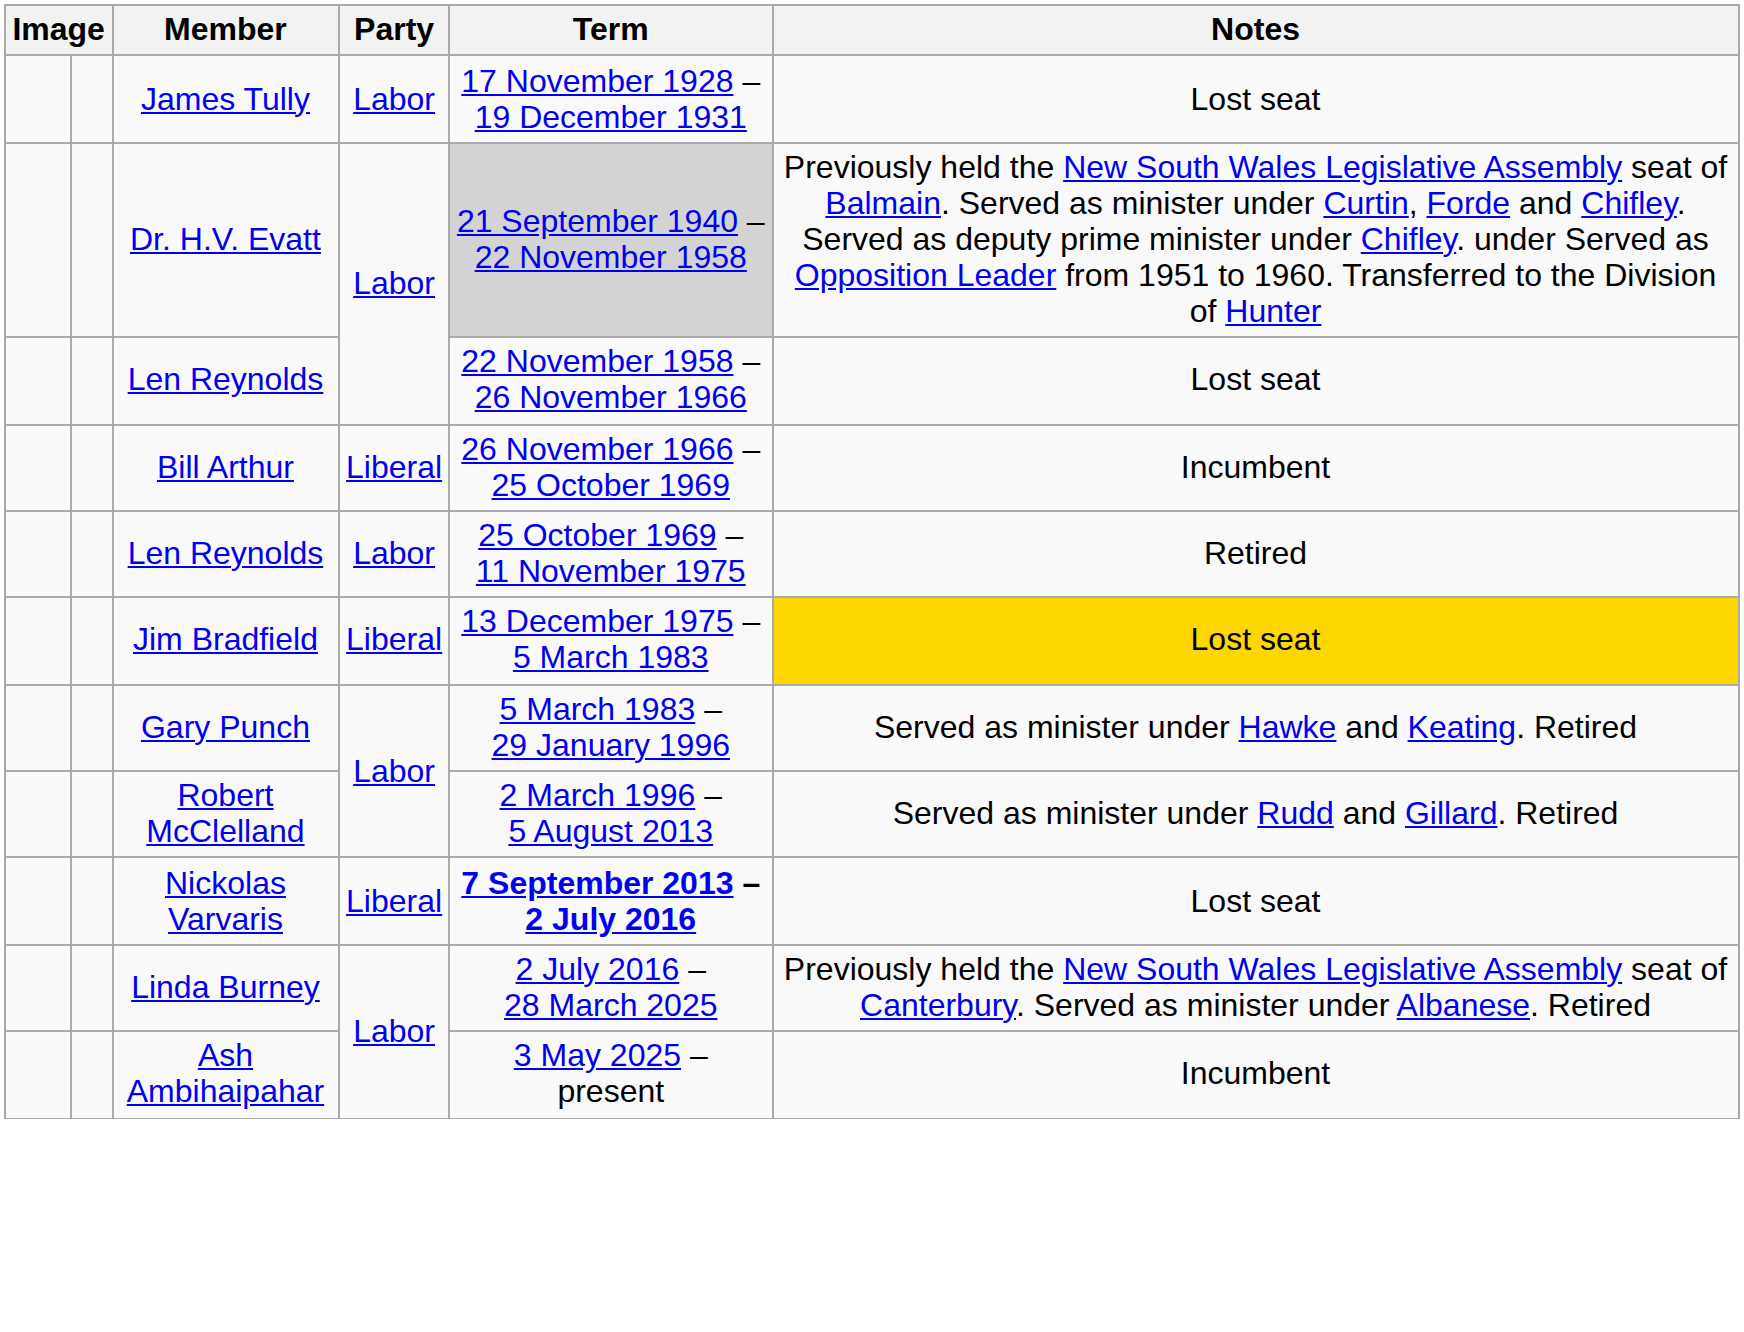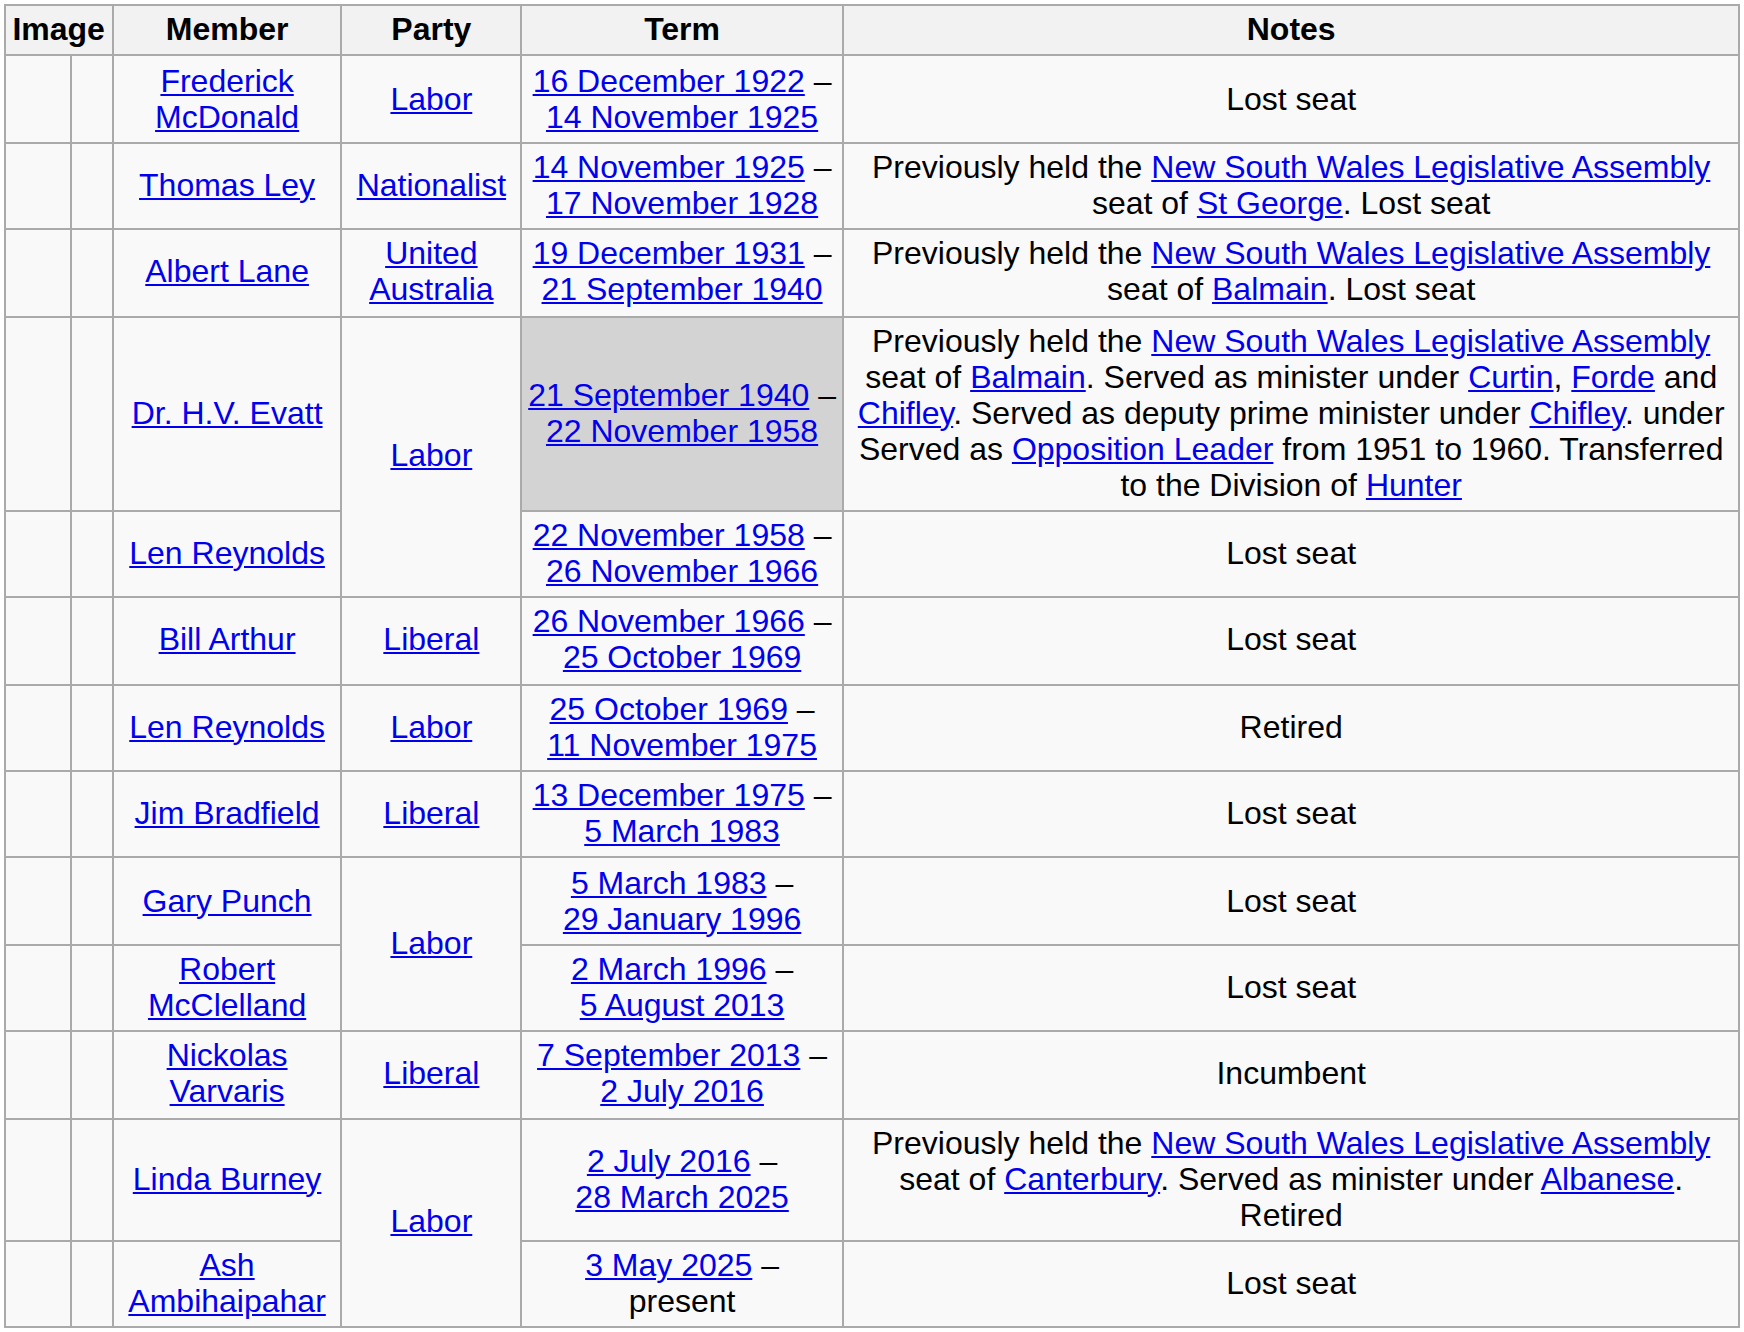+ row: (227, 98)
+ row: (227, 185)
- row: (225, 98)
+ row: (227, 272)
(1256, 466) Incumbent -> (1291, 640) Lost seat
(1256, 640) gold background -> (1291, 813) no background
(1256, 727) Served as minister under Hawke and Keating. Retired -> (1291, 900) Lost seat
(1256, 813) Served as minister under Rudd and Gillard. Retired -> (1291, 987) Lost seat
(611, 900) bold -> (682, 1074) normal
(1256, 900) Lost seat -> (1291, 1074) Incumbent
(1256, 1074) Incumbent -> (1291, 1283) Lost seat
